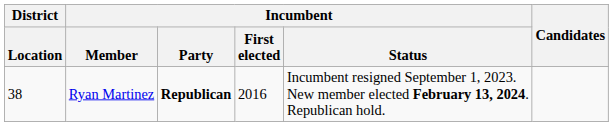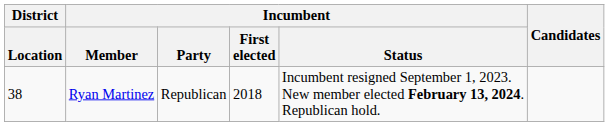(196, 93) bold -> (194, 93) normal
(252, 93) 2016 -> (247, 93) 2018
